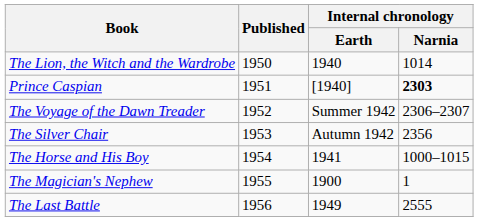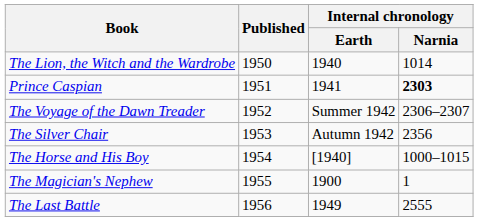(331, 87) [1940] -> (327, 87) 1941
(327, 157) 1941 -> (331, 157) [1940]
